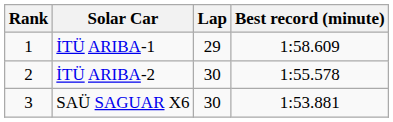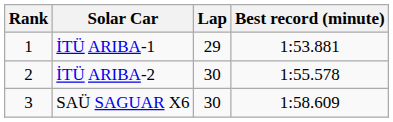(310, 46) 1:58.609 -> (310, 46) 1:53.881
(310, 102) 1:53.881 -> (310, 102) 1:58.609
